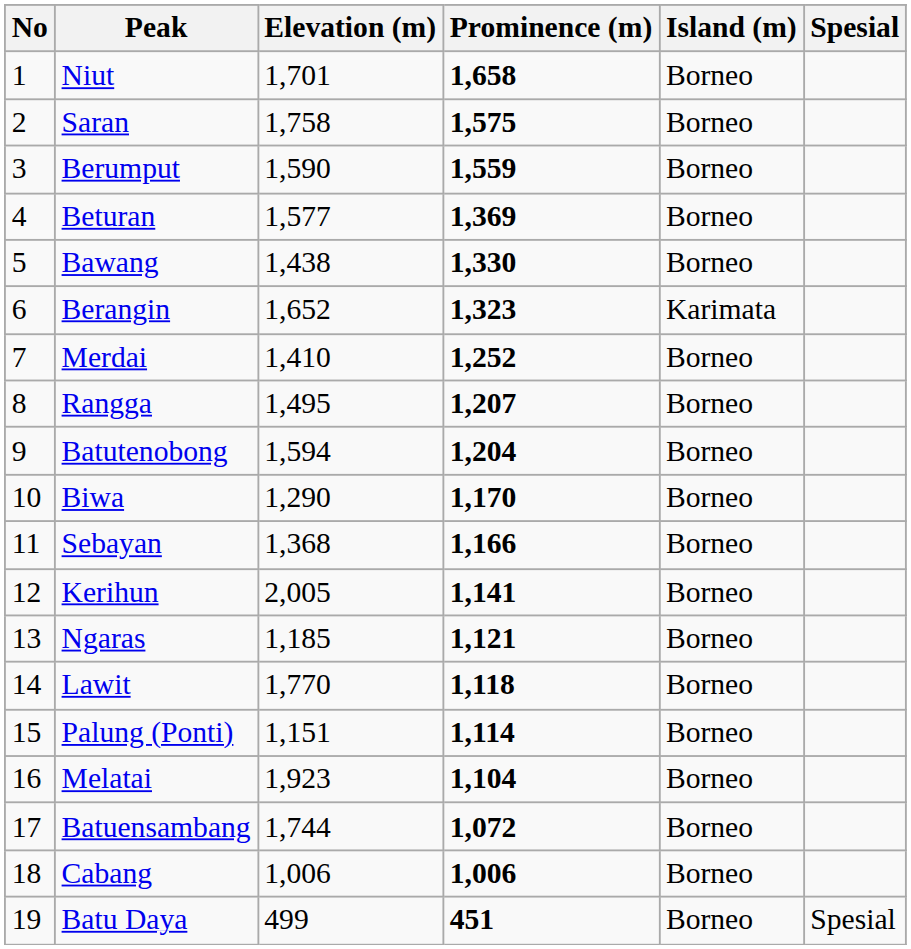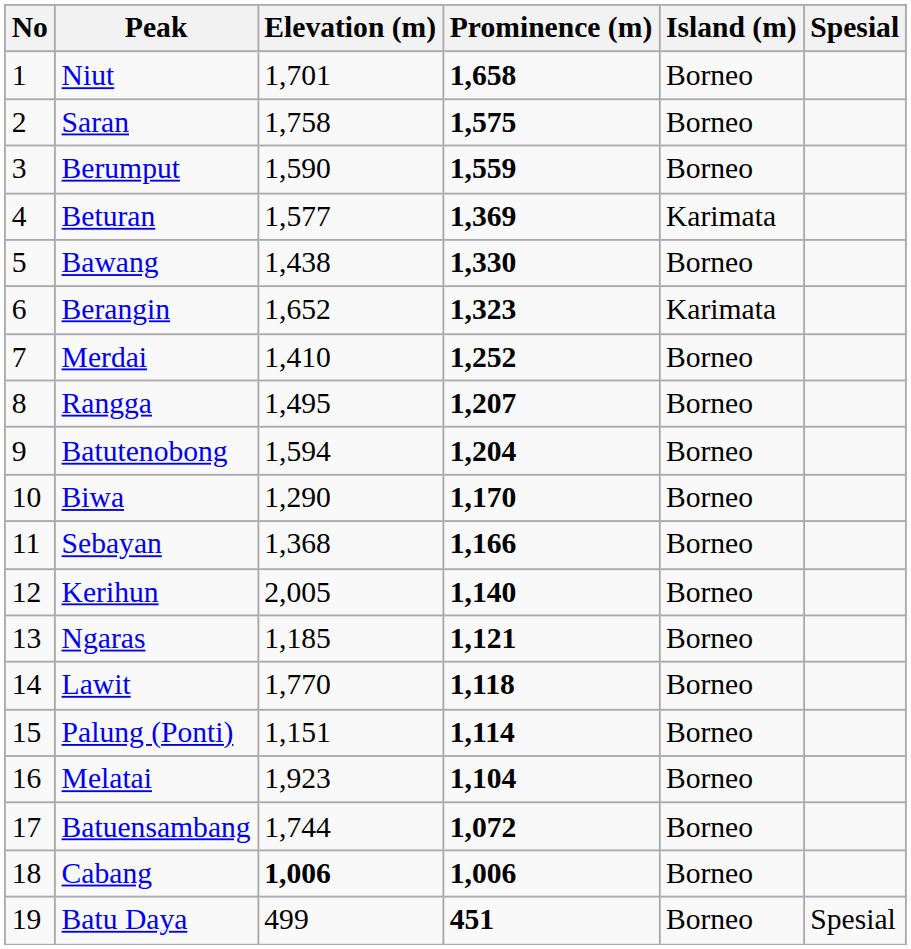(709, 215) Borneo -> (721, 215) Karimata
(483, 591) 1,141 -> (483, 591) 1,140
(298, 872) normal -> (298, 872) bold
